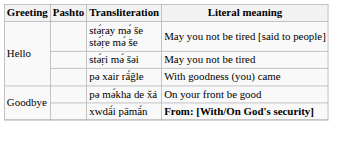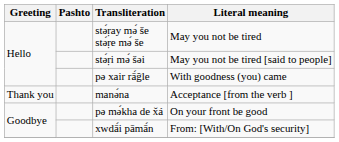(245, 36) May you not be tired [said to people] -> (216, 36) May you not be tired
(210, 59) May you not be tired -> (251, 59) May you not be tired [said to people]
+ row: (112, 94)
(239, 111) bold -> (240, 128) normal
